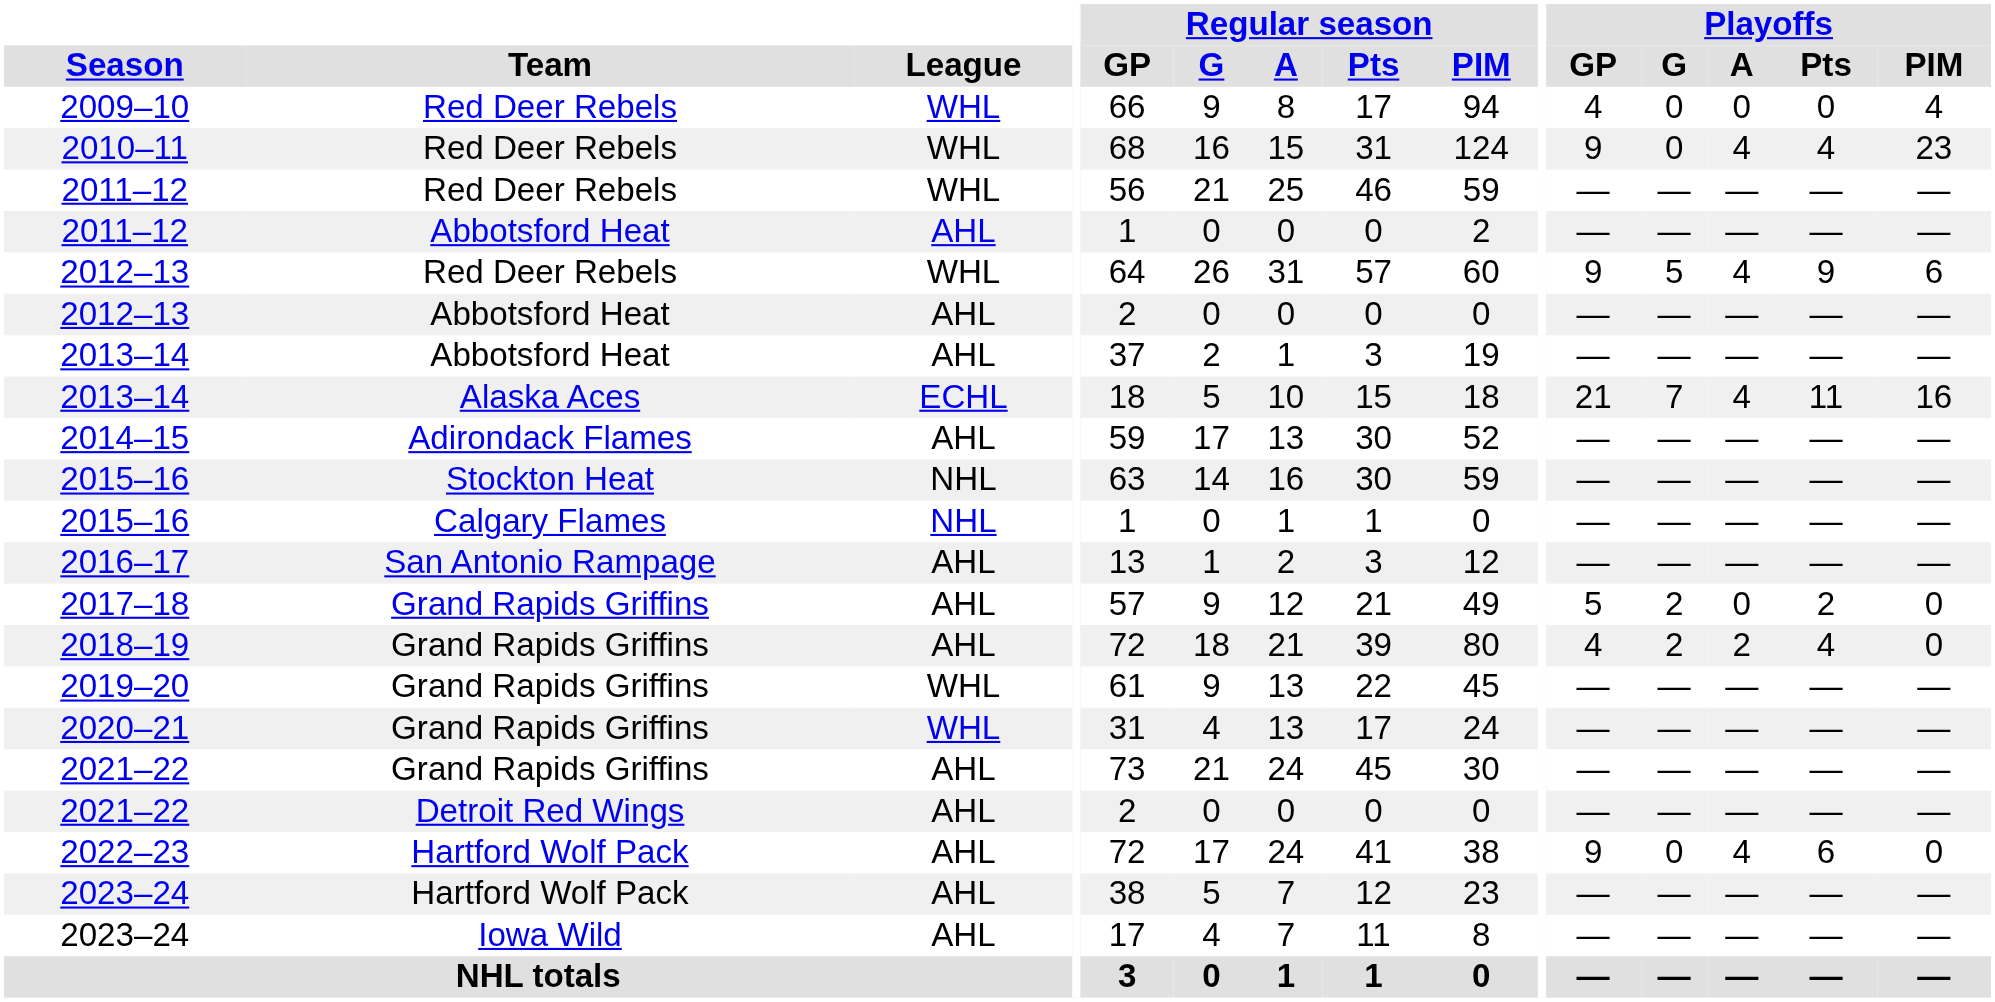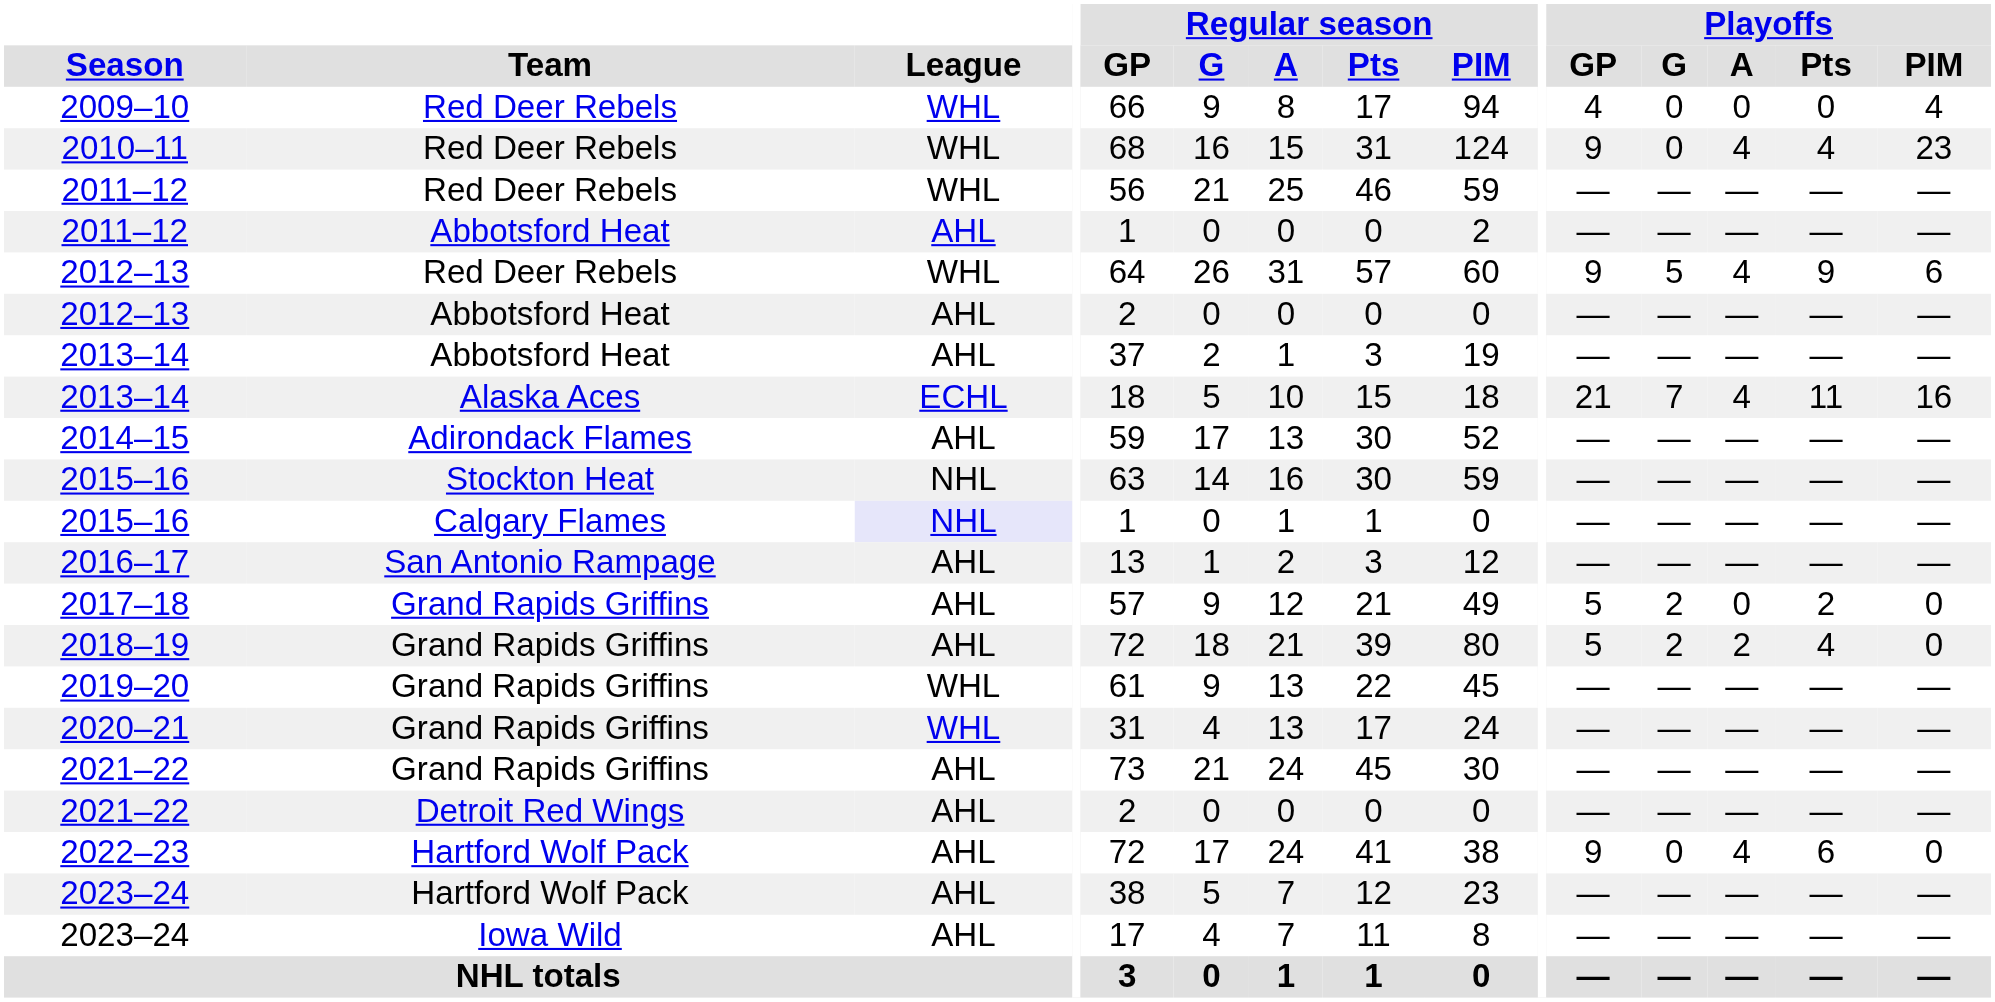(963, 520) no background -> (963, 520) lavender background
(1593, 645) 4 -> (1593, 645) 5
